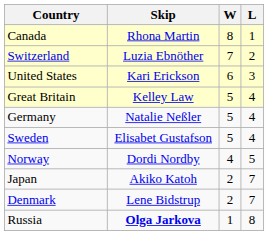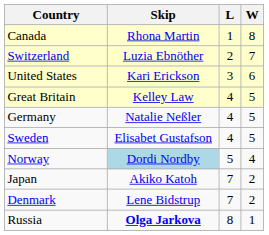columns swapped: (230, 14) <-> (252, 14)
(163, 158) no background -> (163, 158) lightblue background
